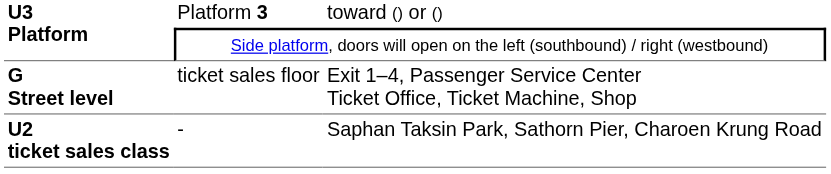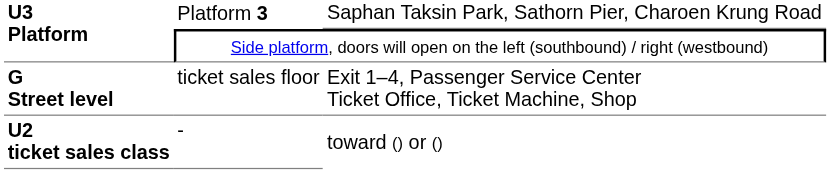(385, 12) toward () or () -> (574, 12) Saphan Taksin Park, Sathorn Pier, Charoen Krung Road
(574, 129) Saphan Taksin Park, Sathorn Pier, Charoen Krung Road -> (385, 142) toward () or ()
